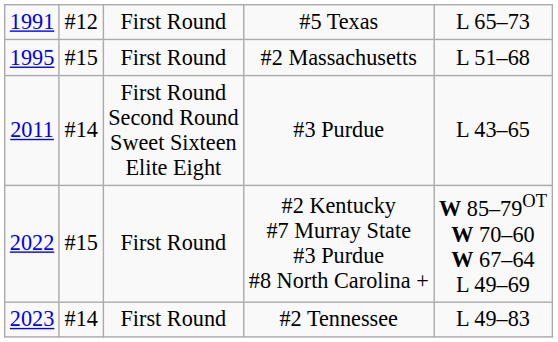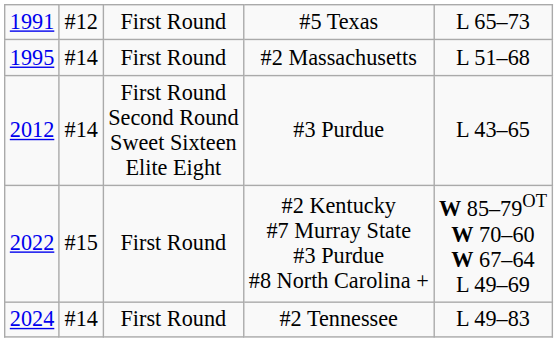(81, 57) #15 -> (81, 57) #14
(32, 130) 2011 -> (32, 130) 2012
(32, 319) 2023 -> (32, 319) 2024
